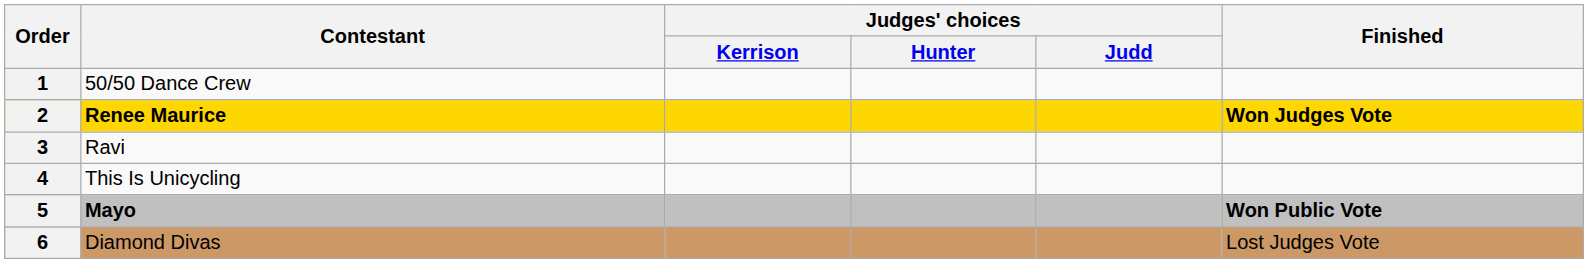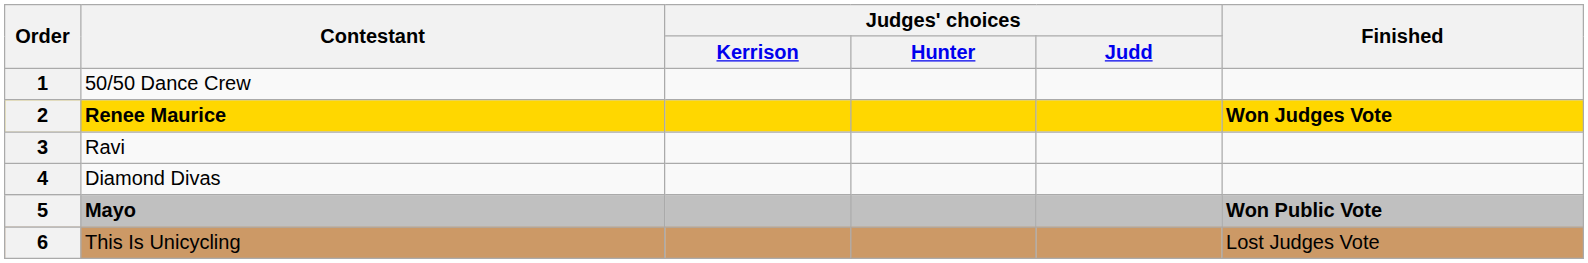(163, 178) This Is Unicycling -> (153, 178) Diamond Divas
(153, 242) Diamond Divas -> (163, 242) This Is Unicycling
